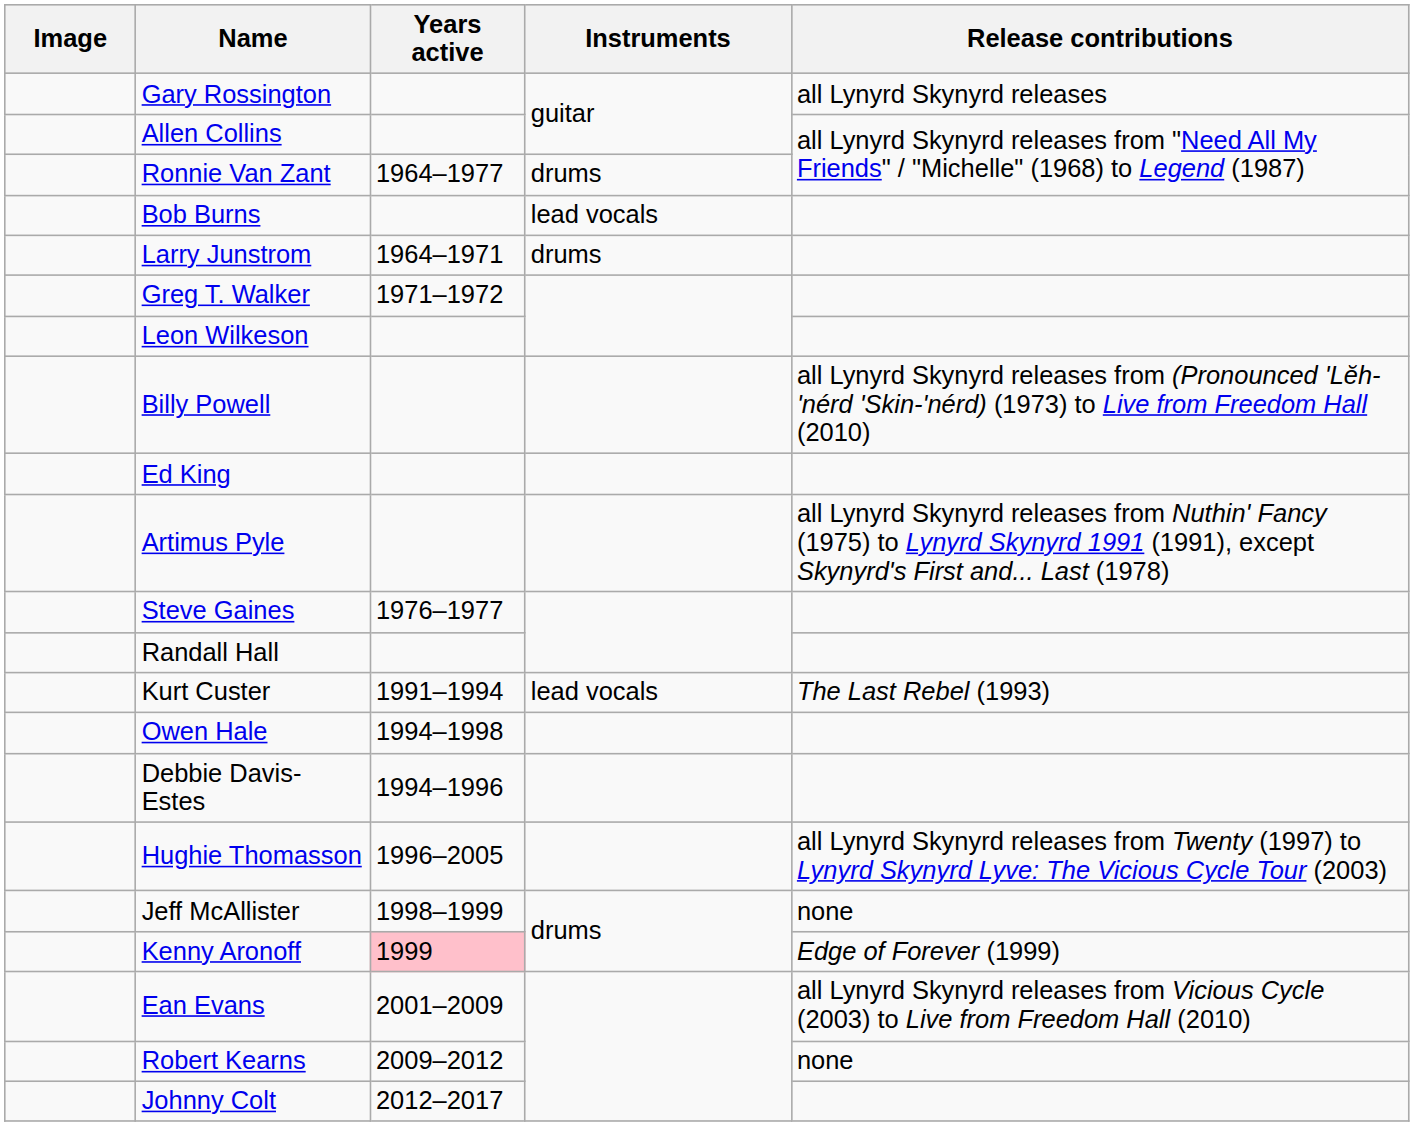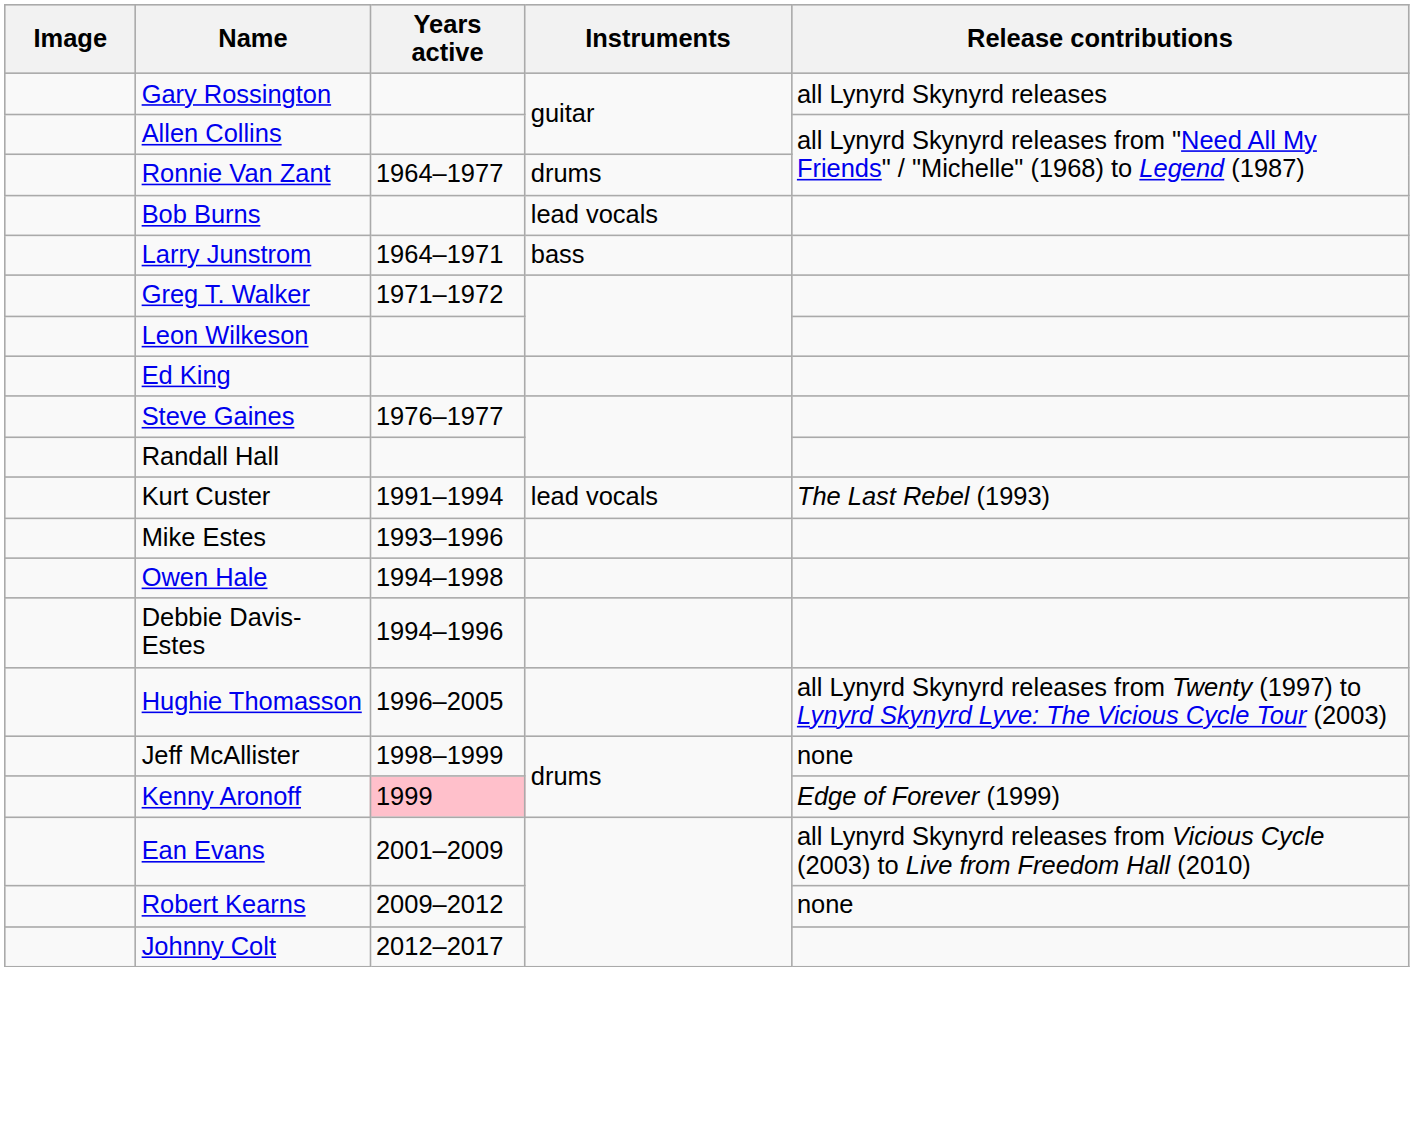(566, 255) drums -> (558, 255) bass
- row: (206, 404)
- row: (213, 542)
+ row: (204, 537)
